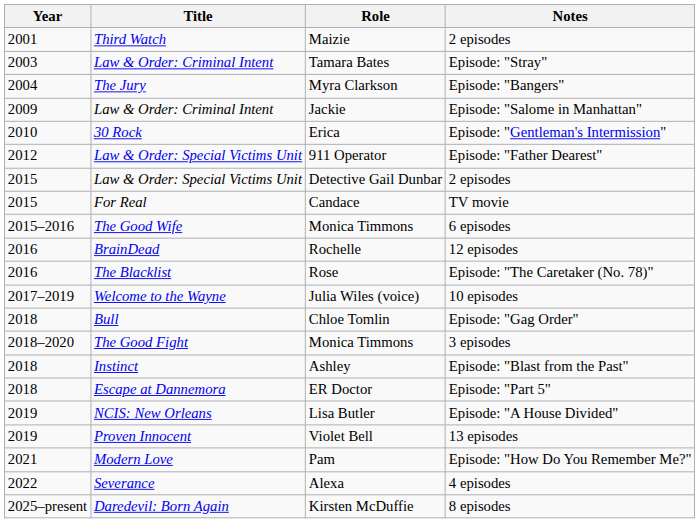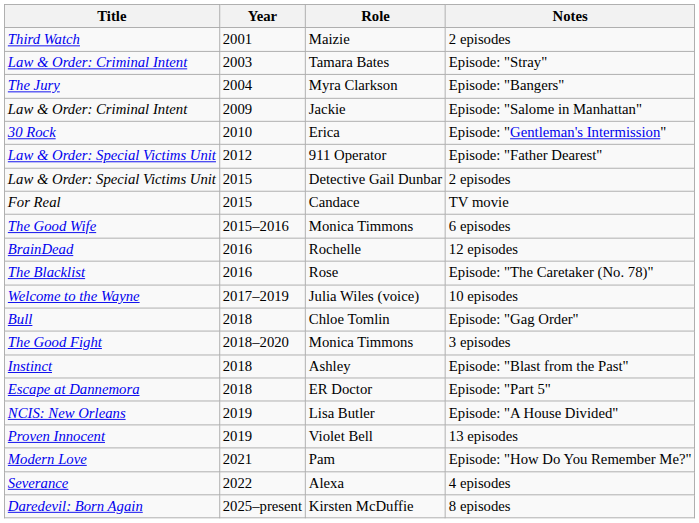columns swapped: (48, 16) <-> (198, 16)
